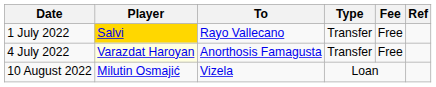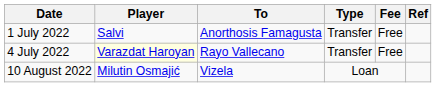(110, 33) gold background -> (110, 33) no background
(242, 33) Rayo Vallecano -> (261, 33) Anorthosis Famagusta
(261, 52) Anorthosis Famagusta -> (242, 52) Rayo Vallecano
